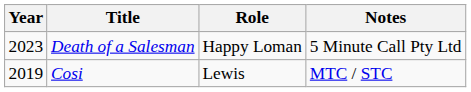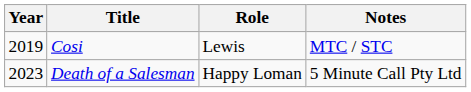rows swapped: (67, 73) <-> (123, 45)
